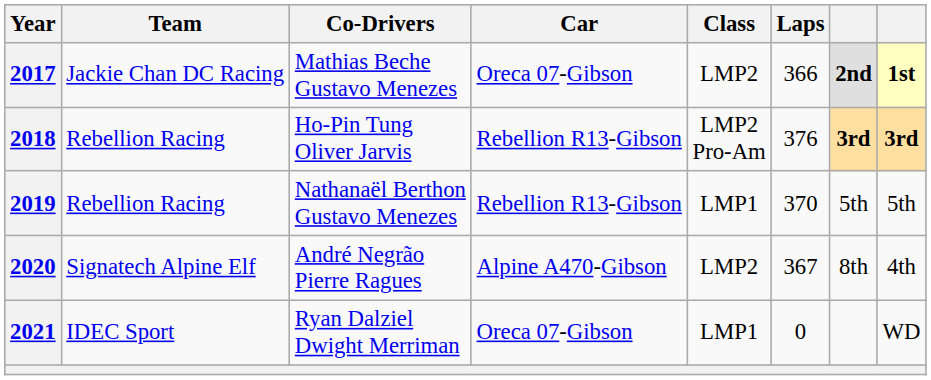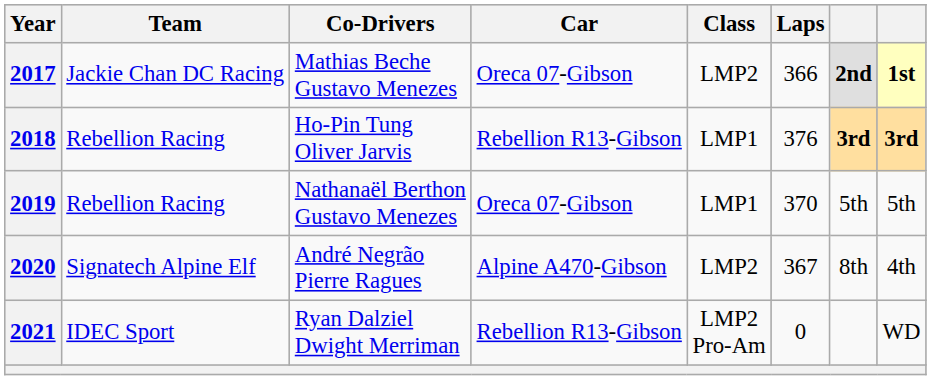(729, 138) LMP2 Pro-Am -> (729, 138) LMP1
(579, 203) Rebellion R13-Gibson -> (555, 203) Oreca 07-Gibson
(555, 332) Oreca 07-Gibson -> (579, 332) Rebellion R13-Gibson
(729, 332) LMP1 -> (729, 332) LMP2 Pro-Am
